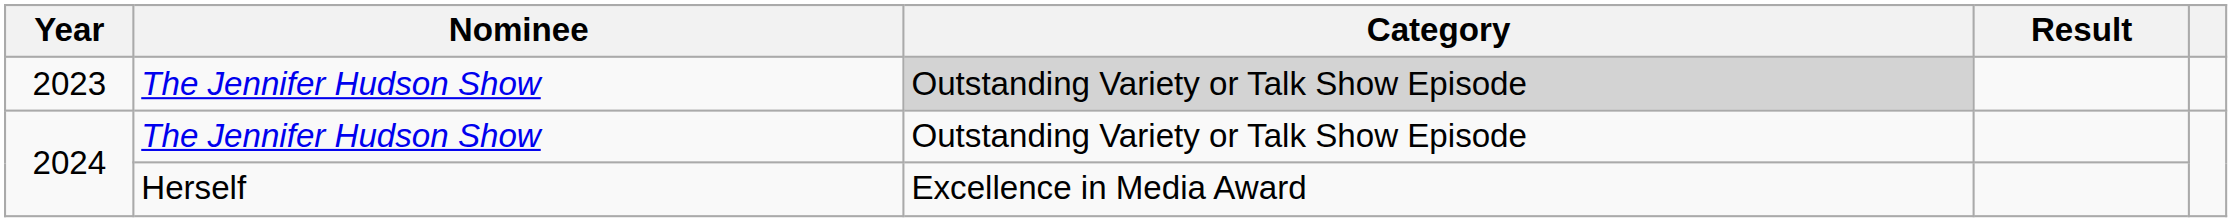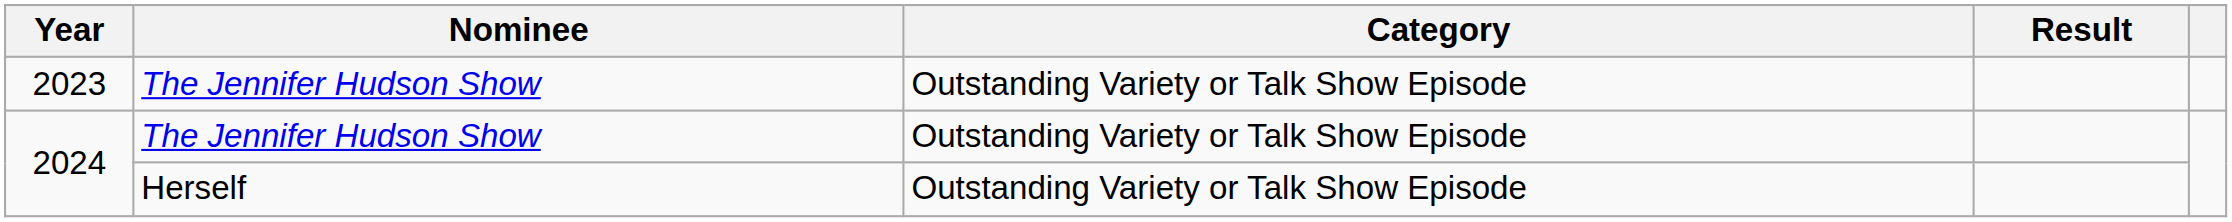(1219, 83) lightgrey background -> (1219, 83) no background
(1109, 188) Excellence in Media Award -> (1219, 188) Outstanding Variety or Talk Show Episode
